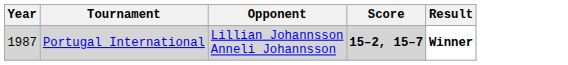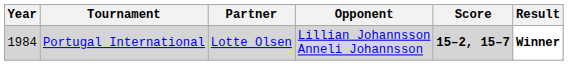+ column: (251, 15)
(22, 43) 1987 -> (22, 43) 1984
